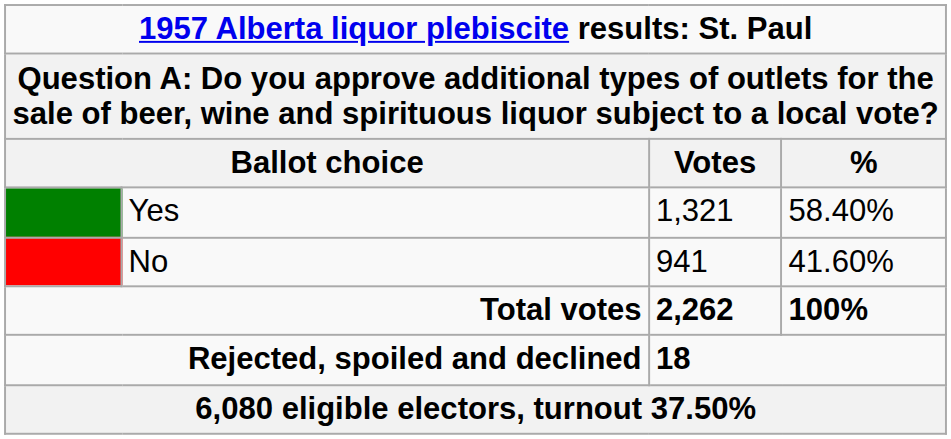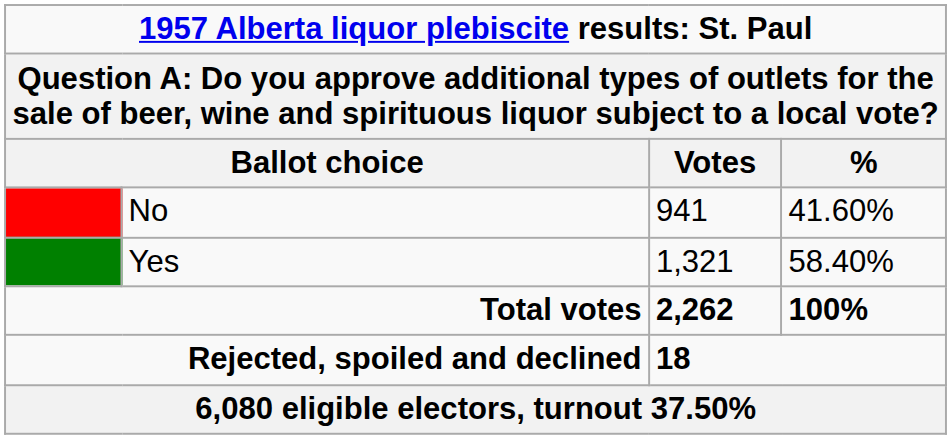rows swapped: (154, 211) <-> (148, 260)
